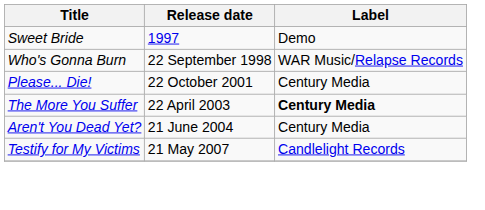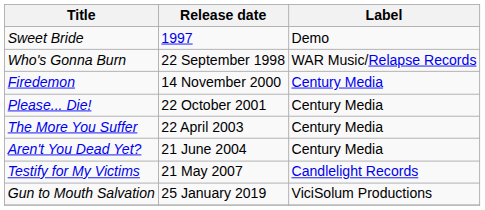+ row: (41, 82)
(327, 104) bold -> (337, 127) normal
+ row: (81, 194)
